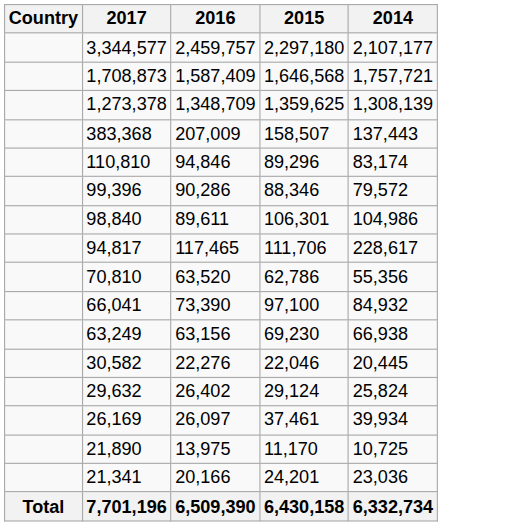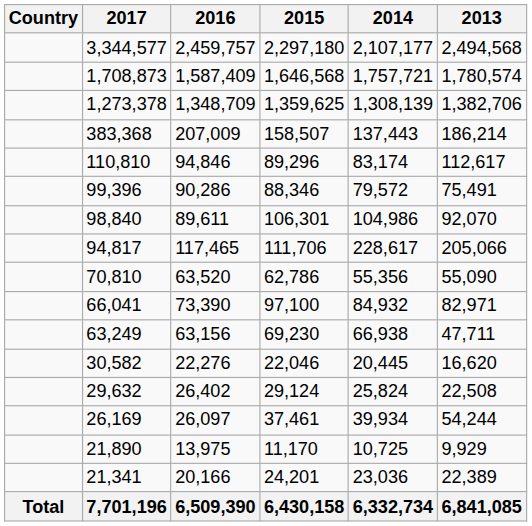+ column: (482, 18)
